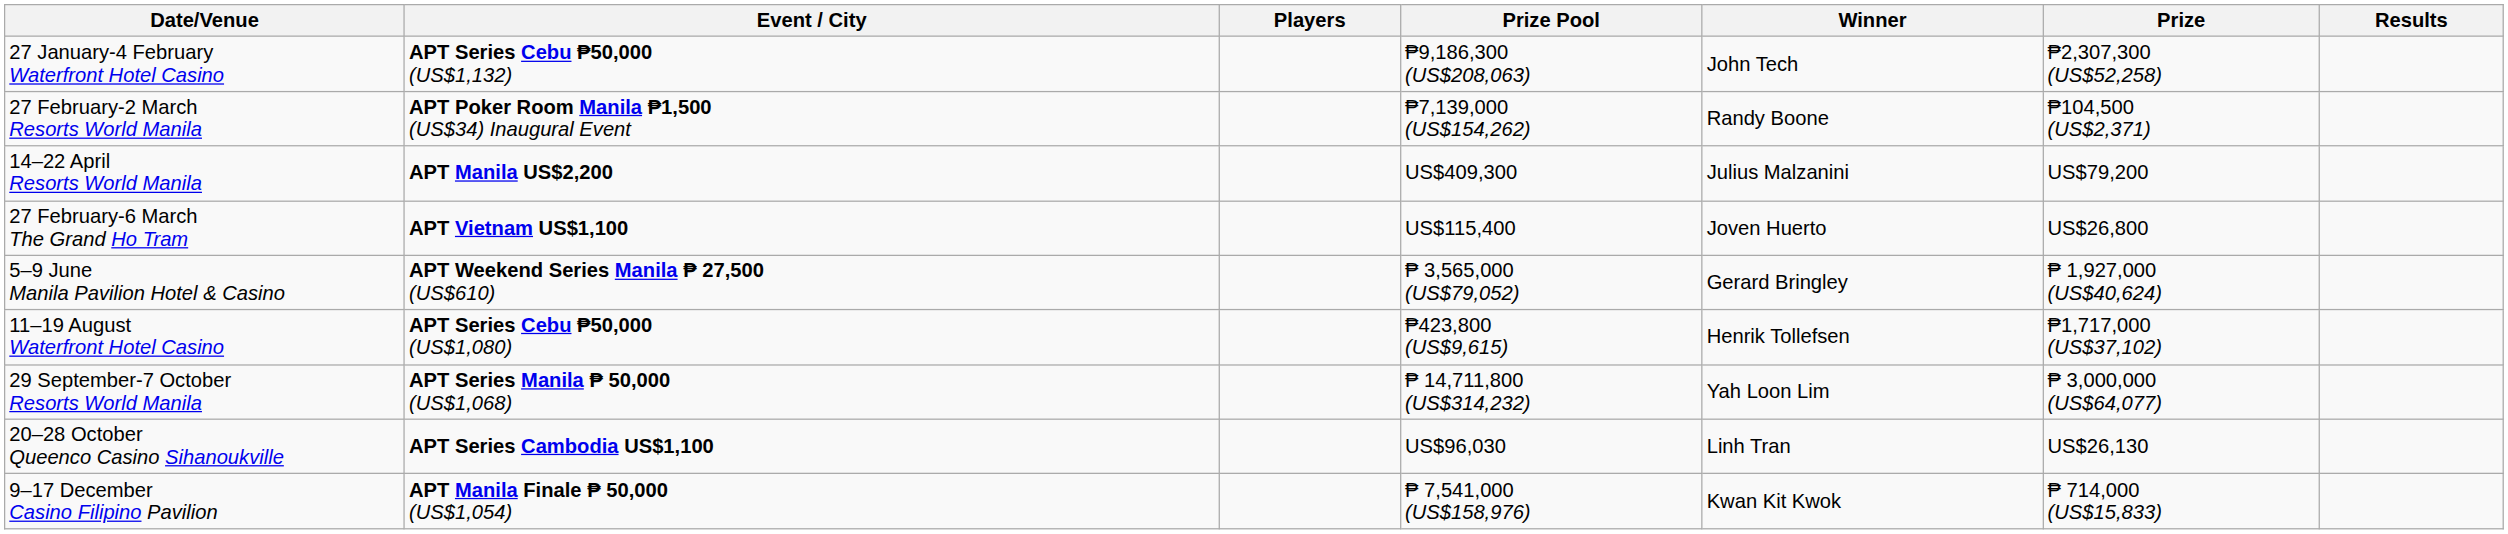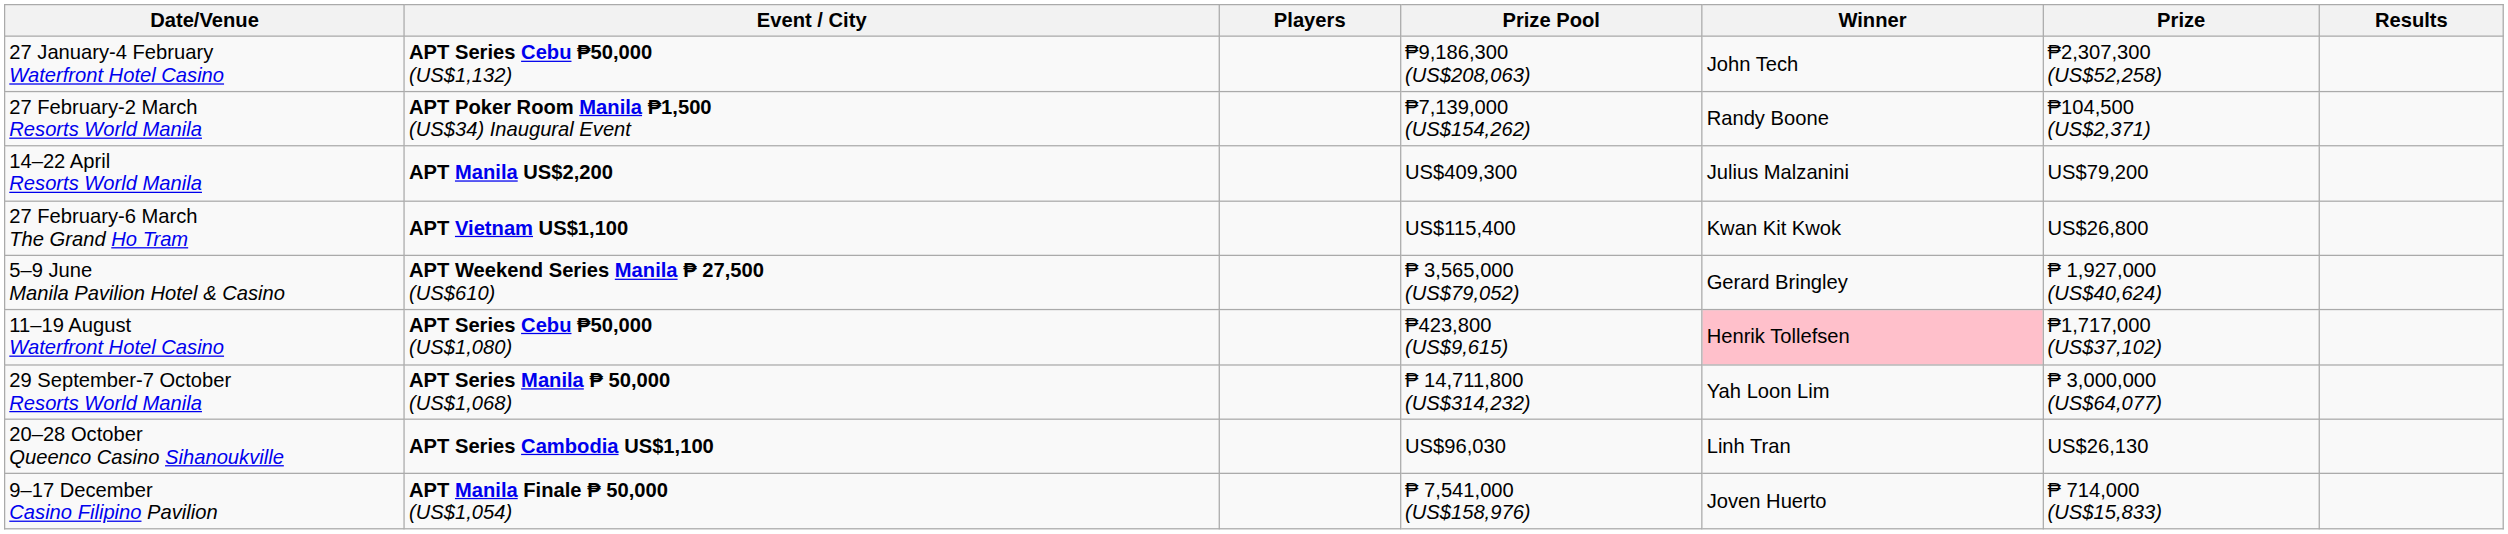(1767, 227) Joven Huerto -> (1774, 227) Kwan Kit Kwok
(1778, 337) no background -> (1778, 337) pink background
(1774, 501) Kwan Kit Kwok -> (1767, 501) Joven Huerto
